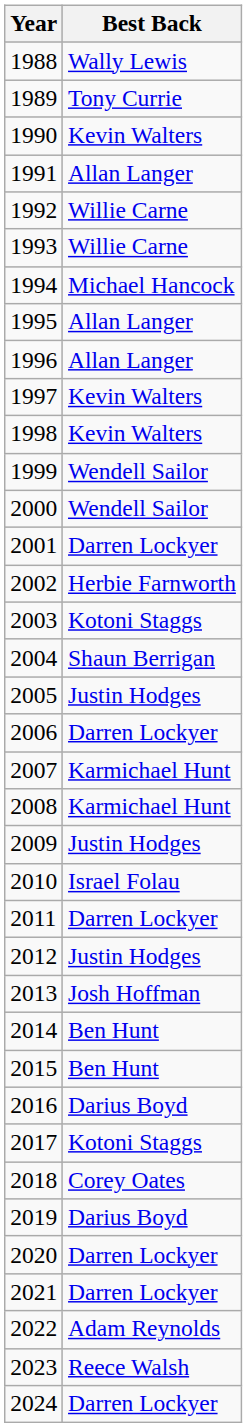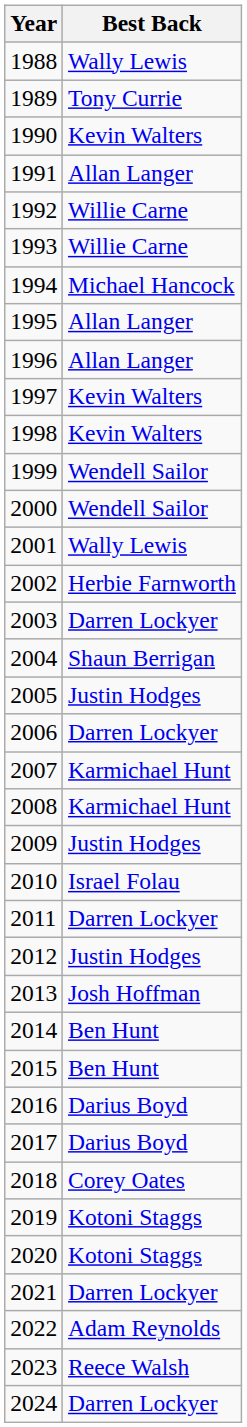(143, 545) Darren Lockyer -> (128, 545) Wally Lewis
(135, 620) Kotoni Staggs -> (143, 620) Darren Lockyer
(135, 1142) Kotoni Staggs -> (128, 1142) Darius Boyd
(128, 1217) Darius Boyd -> (135, 1217) Kotoni Staggs
(143, 1254) Darren Lockyer -> (135, 1254) Kotoni Staggs
